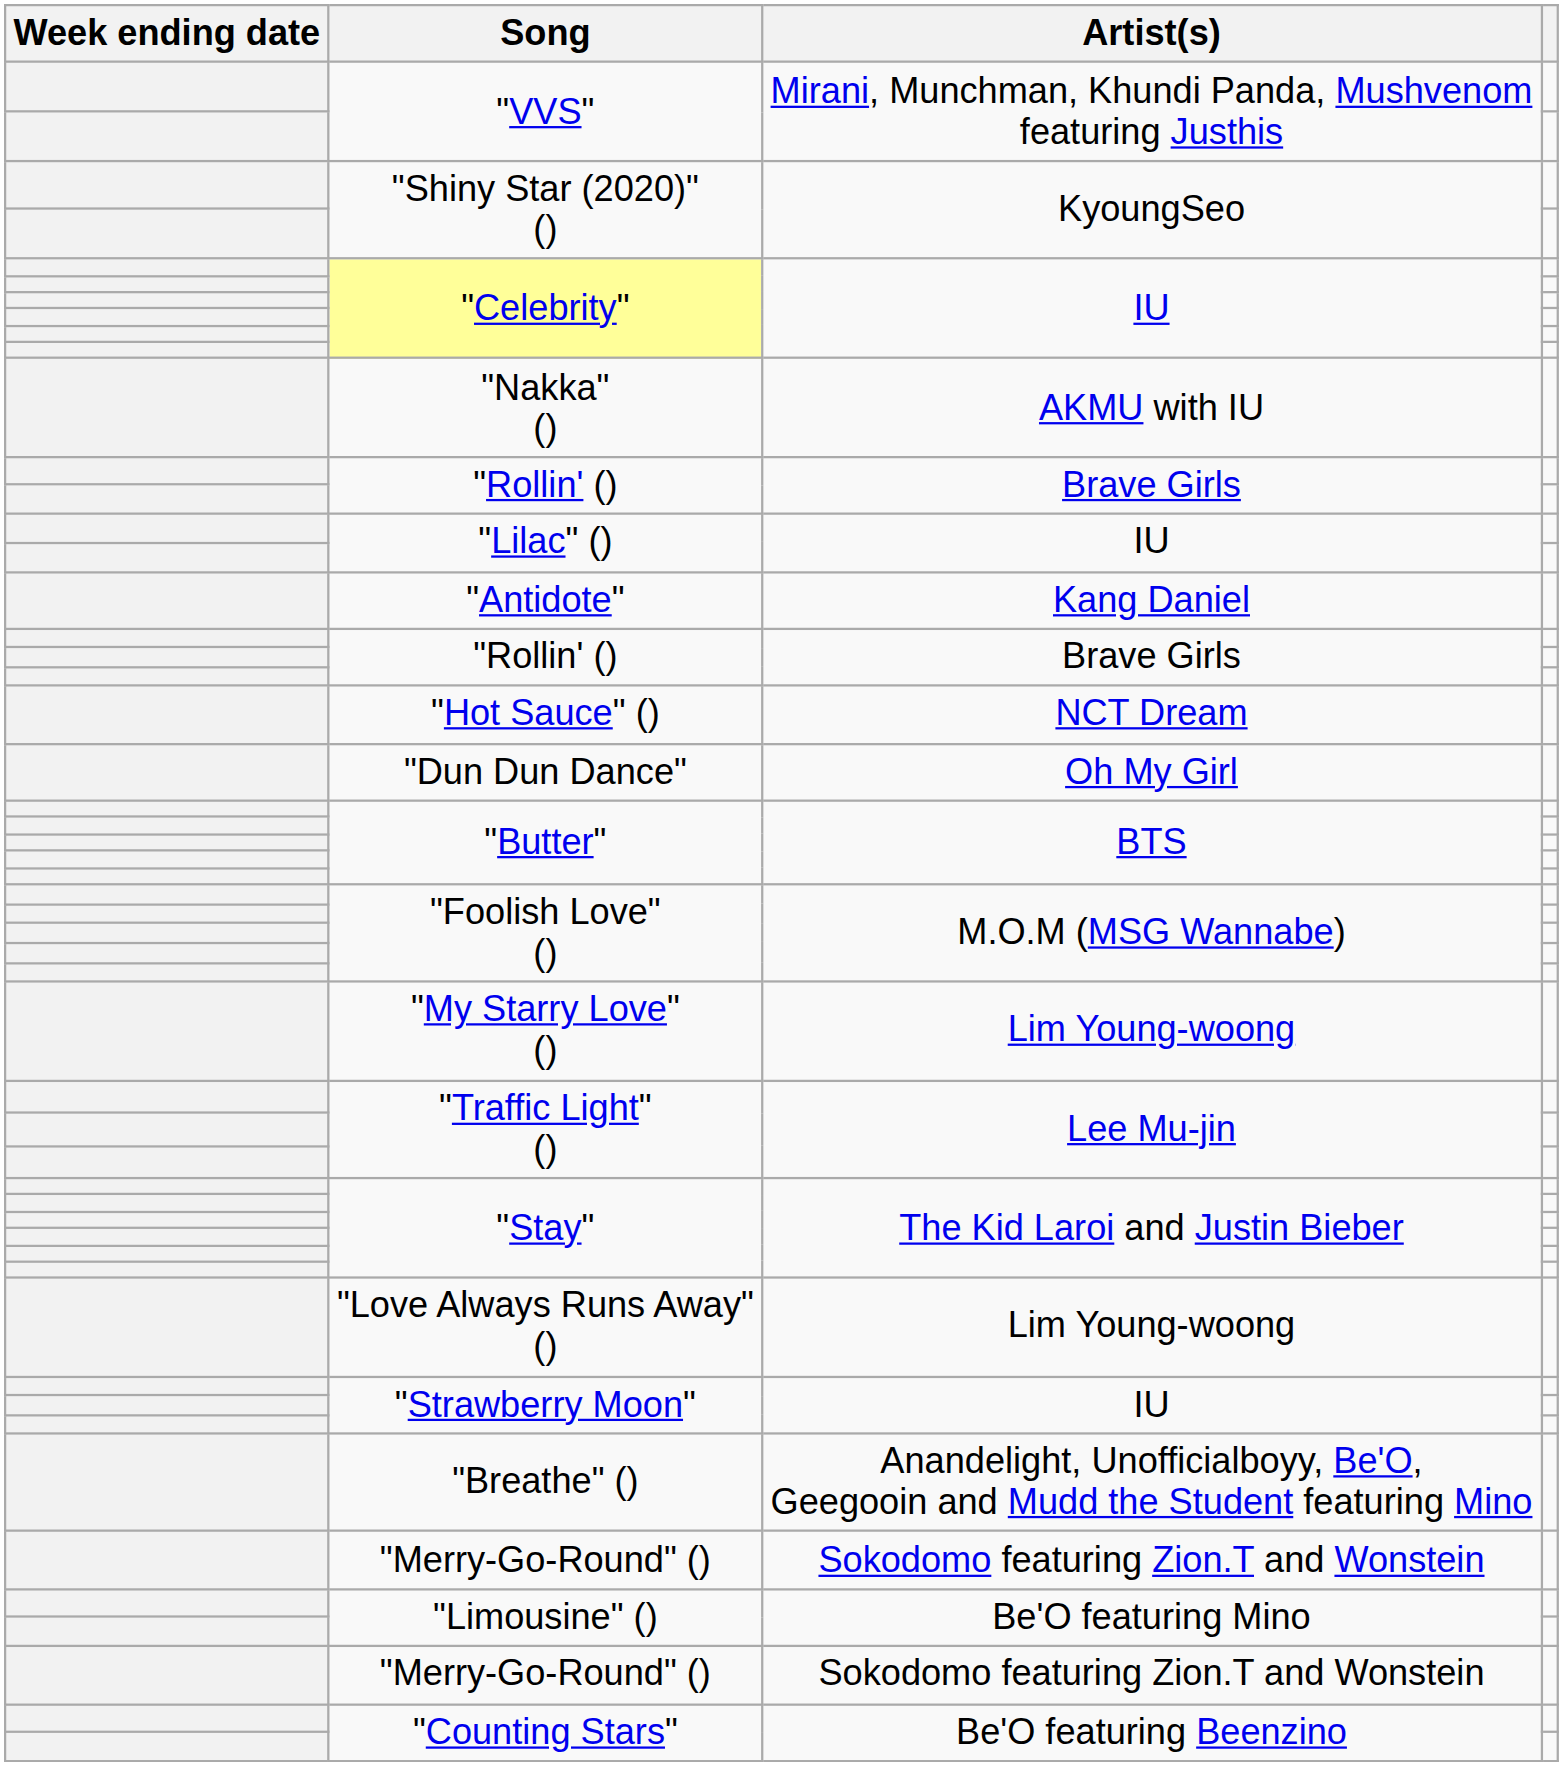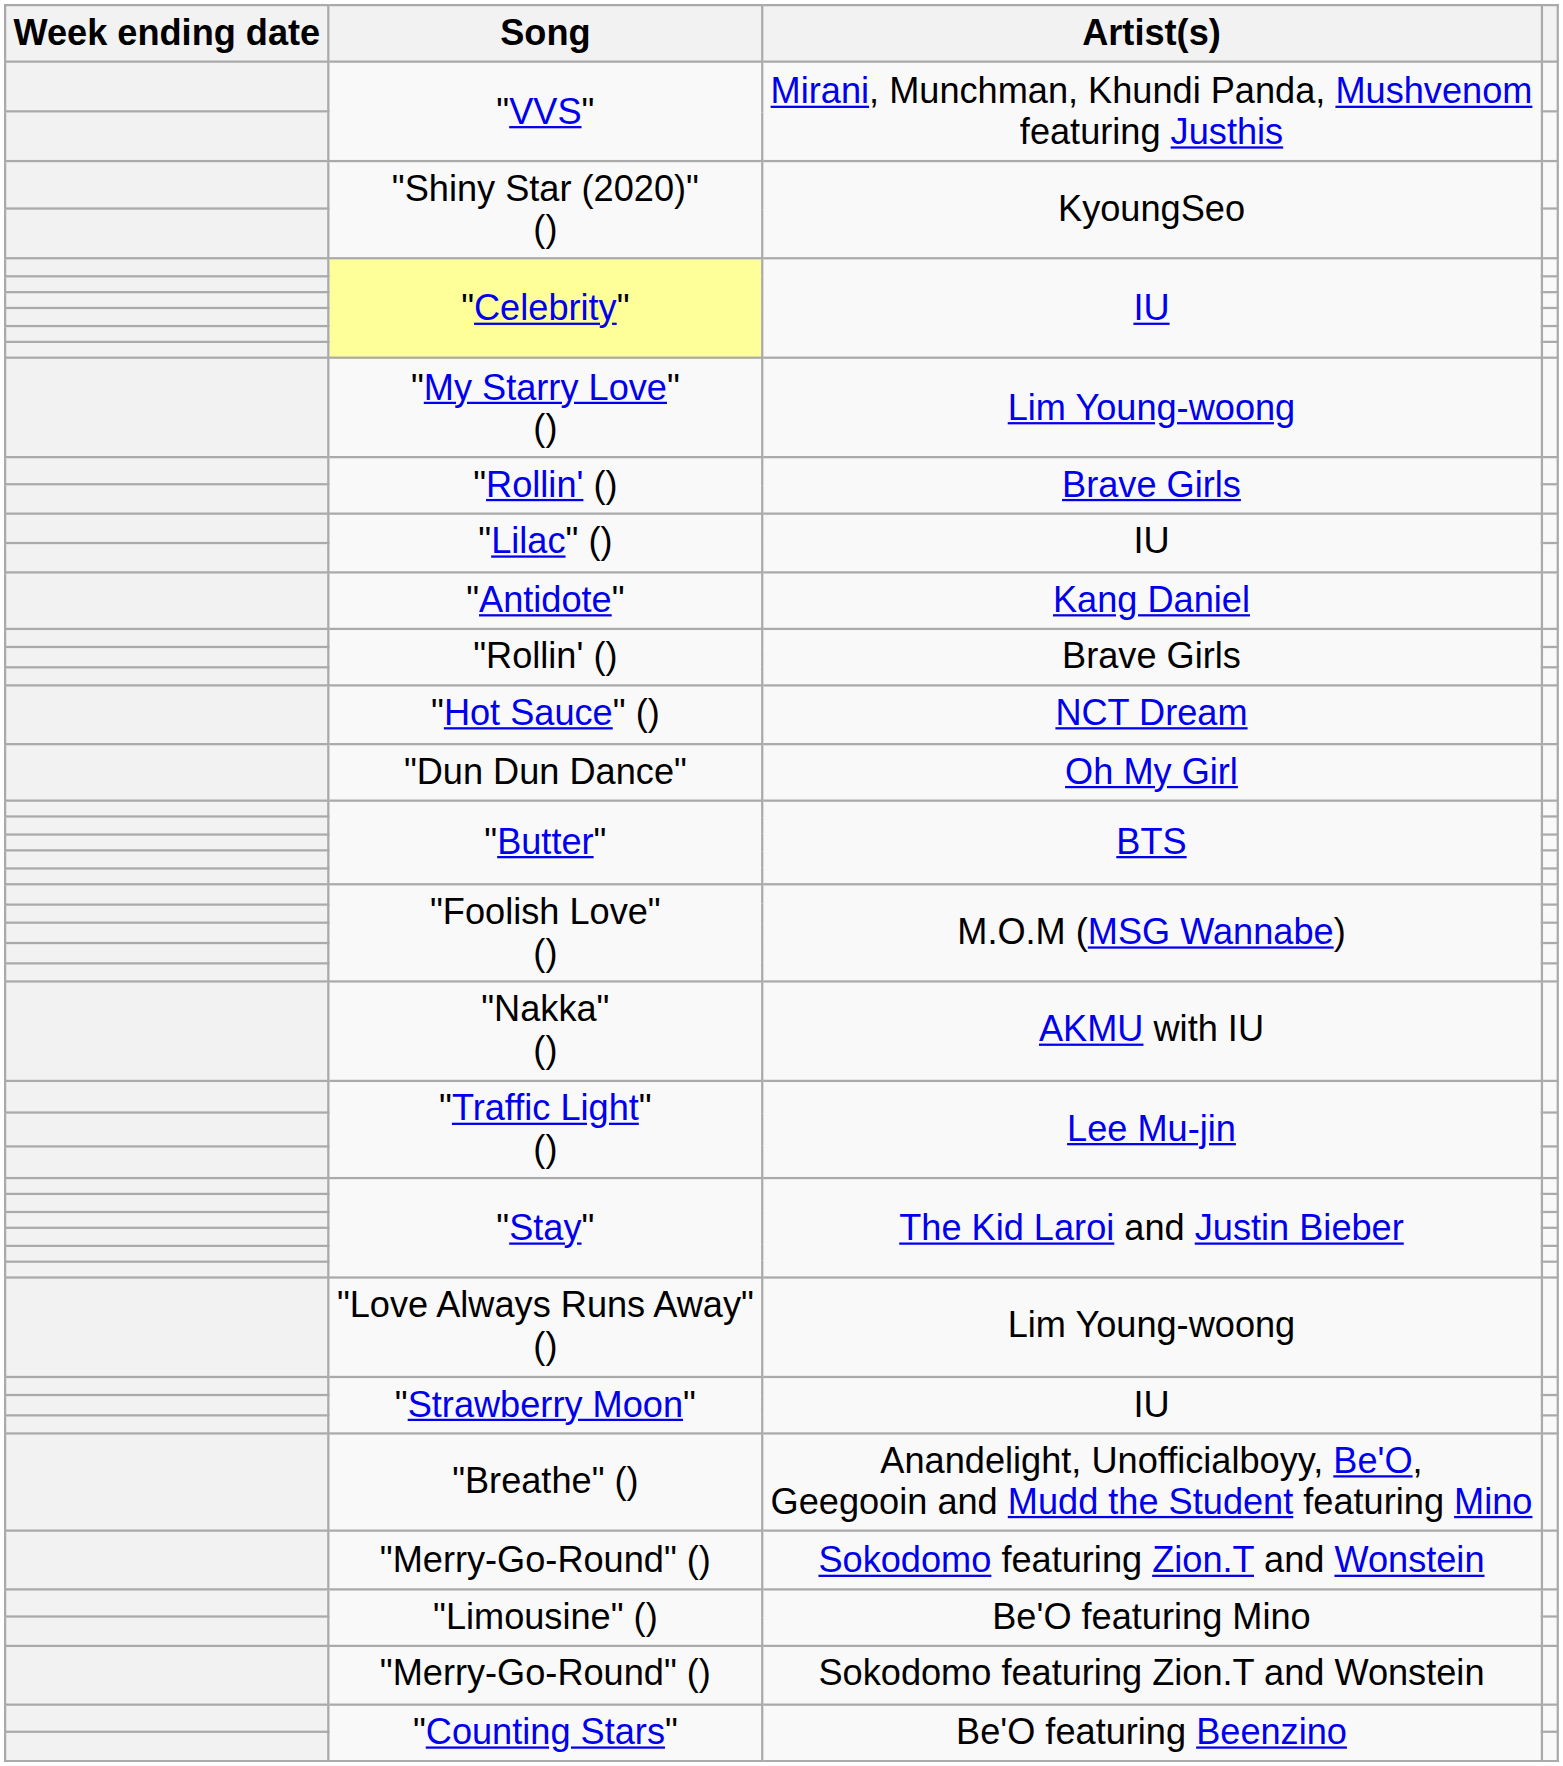rows swapped: (545, 1030) <-> (545, 406)
